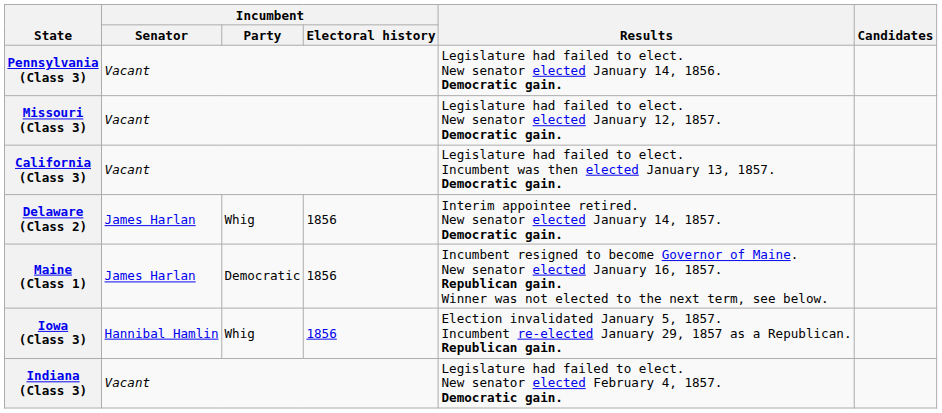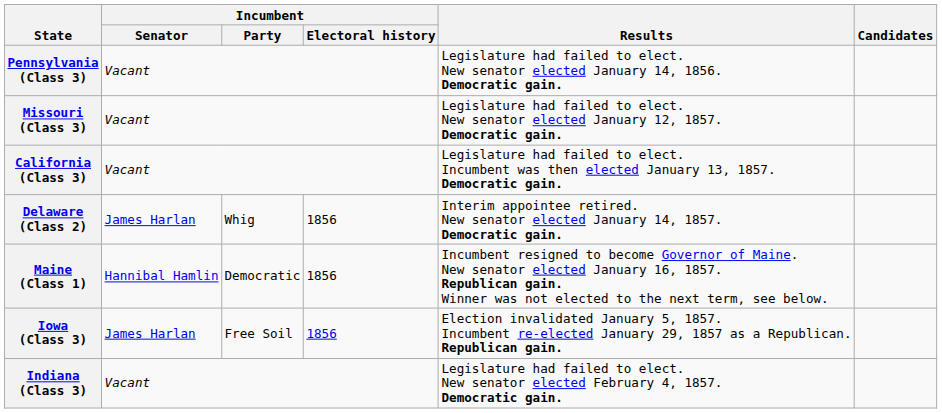(150, 276) James Harlan -> (162, 276) Hannibal Hamlin
(162, 333) Hannibal Hamlin -> (150, 333) James Harlan
(240, 333) Whig -> (259, 333) Free Soil
